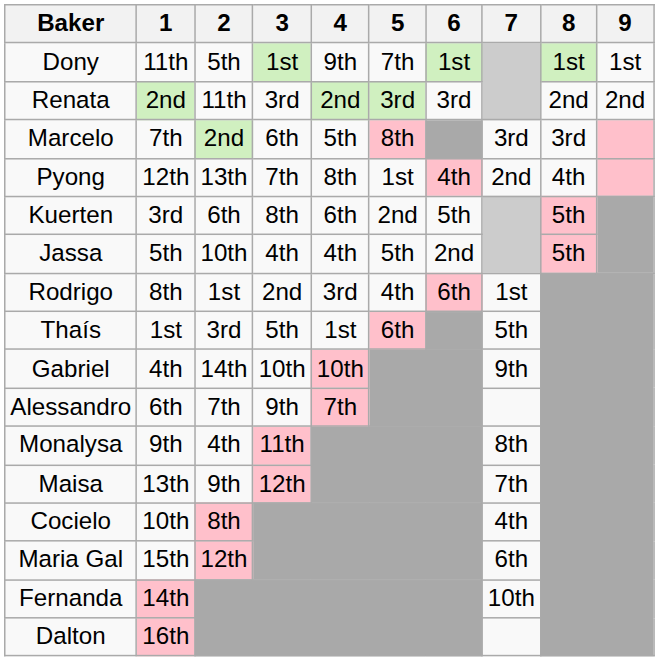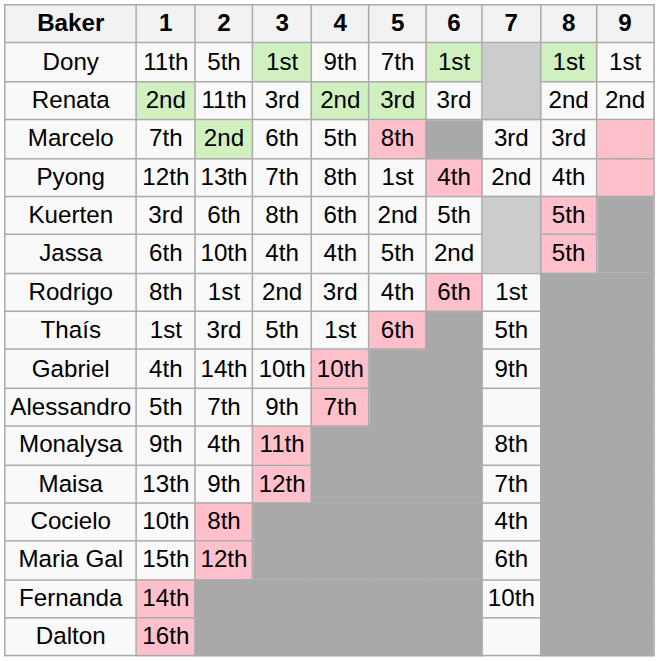(166, 253) 5th -> (166, 253) 6th
(166, 406) 6th -> (166, 406) 5th
